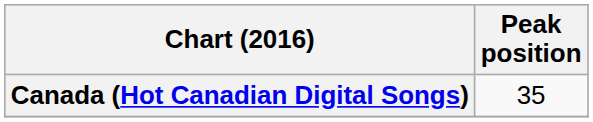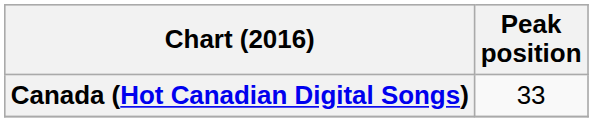(531, 95) 35 -> (531, 95) 33
